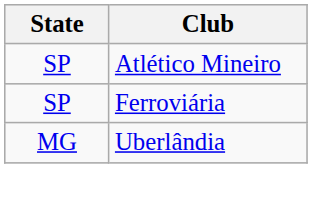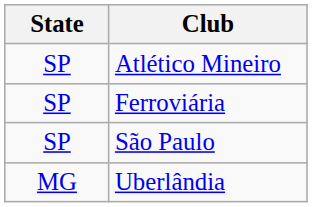+ row: (165, 142)
